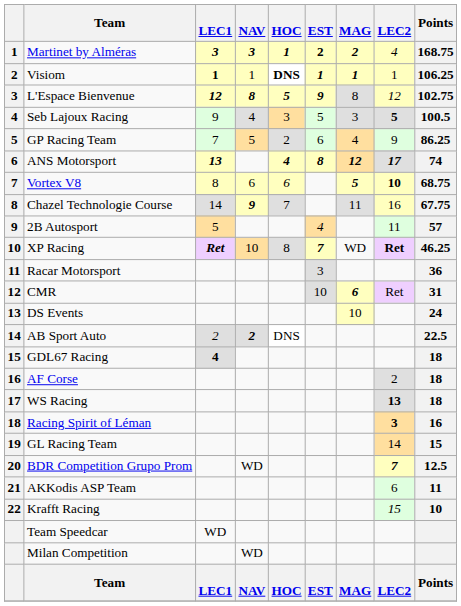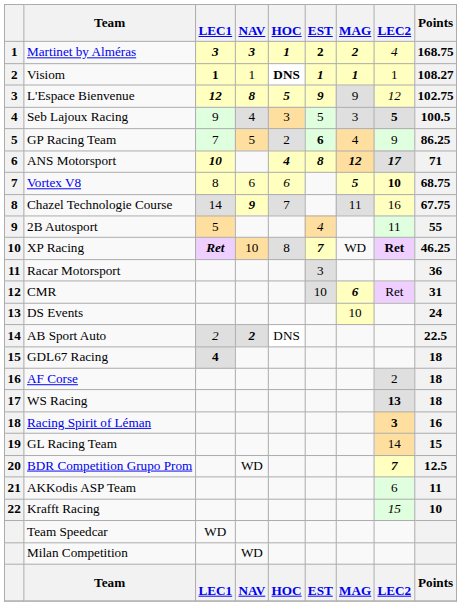(436, 74) 106.25 -> (436, 74) 108.27
(355, 95) 8 -> (355, 95) 9
(320, 139) normal -> (320, 139) bold
(215, 161) 13 -> (215, 161) 10
(436, 161) 74 -> (436, 161) 71
(436, 226) 57 -> (436, 226) 55
